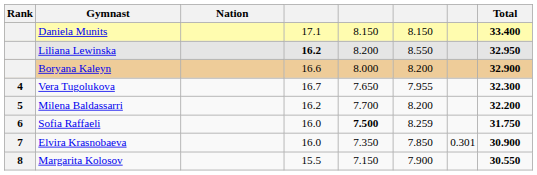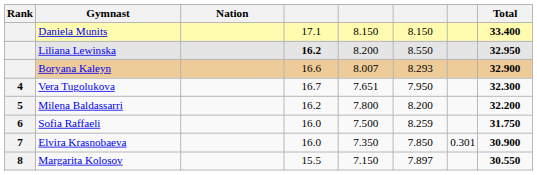(366, 68) 8.000 -> (366, 68) 8.007
(420, 68) 8.200 -> (420, 68) 8.293
(366, 86) 7.650 -> (366, 86) 7.651
(420, 86) 7.955 -> (420, 86) 7.950
(366, 105) 7.700 -> (366, 105) 7.800
(366, 123) bold -> (366, 123) normal
(420, 160) 7.900 -> (420, 160) 7.897
